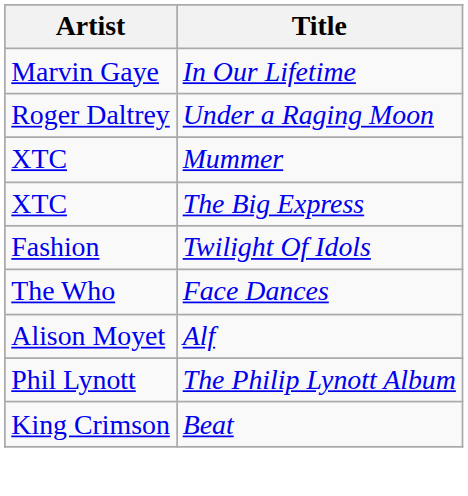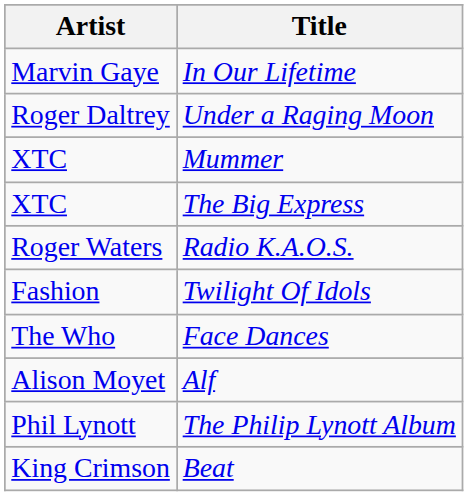+ row: (268, 247)
